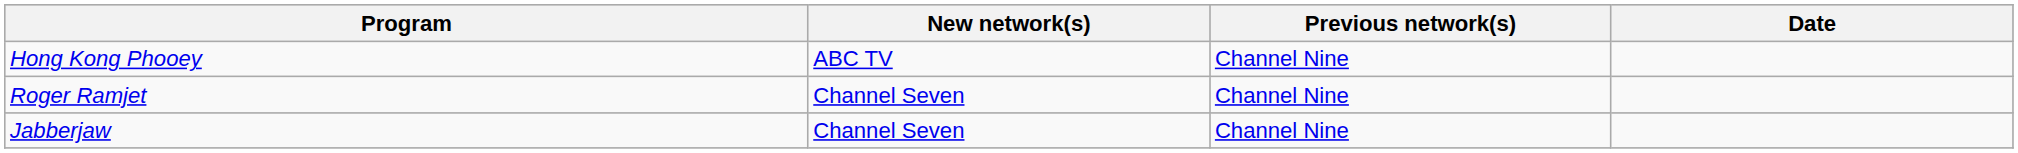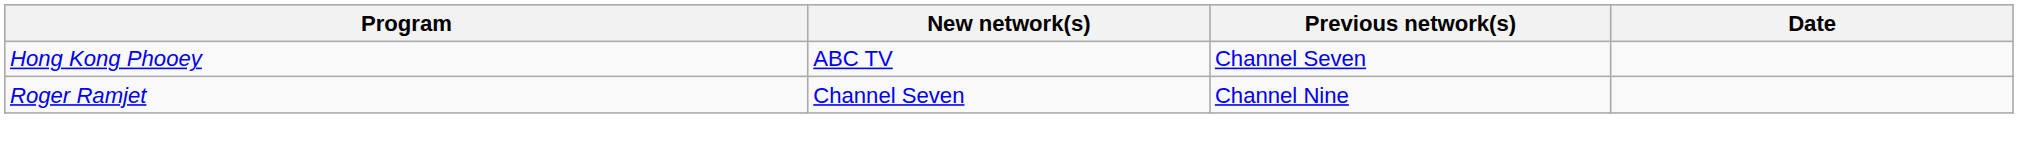(1282, 59) Channel Nine -> (1290, 59) Channel Seven
- row: (60, 130)
